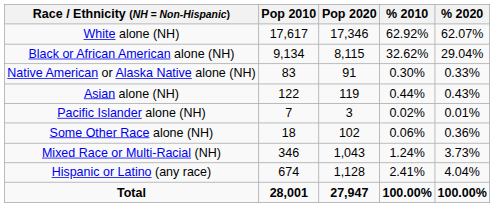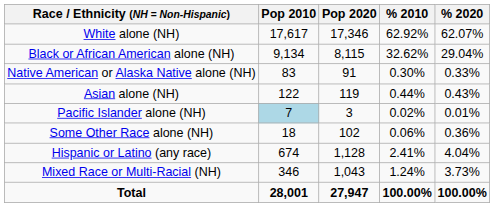(289, 113) no background -> (289, 113) lightblue background
rows swapped: (131, 152) <-> (131, 172)
